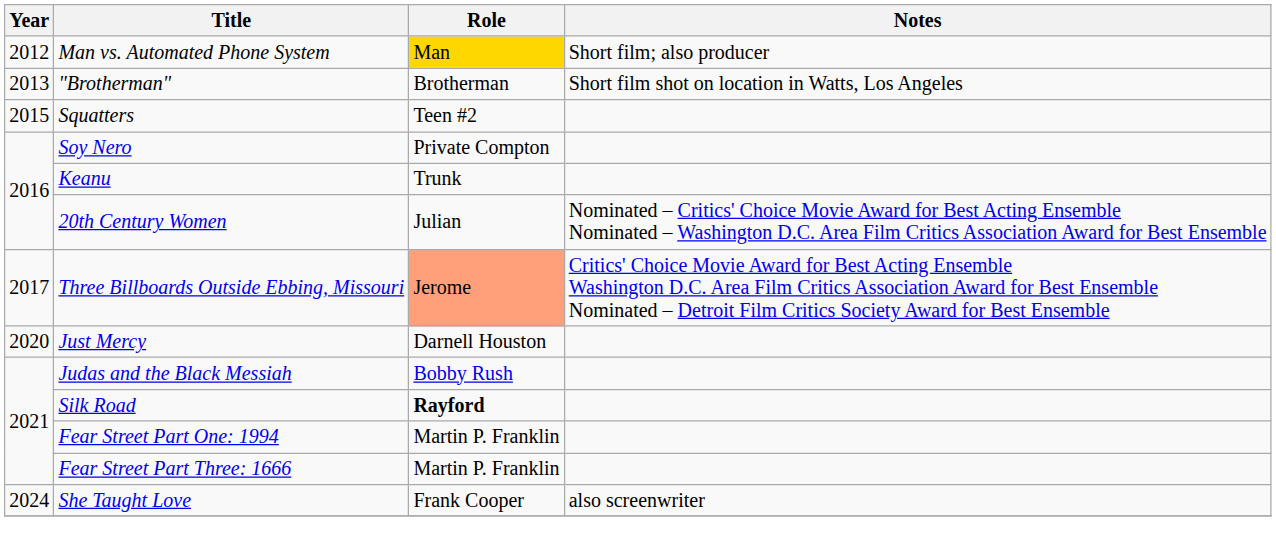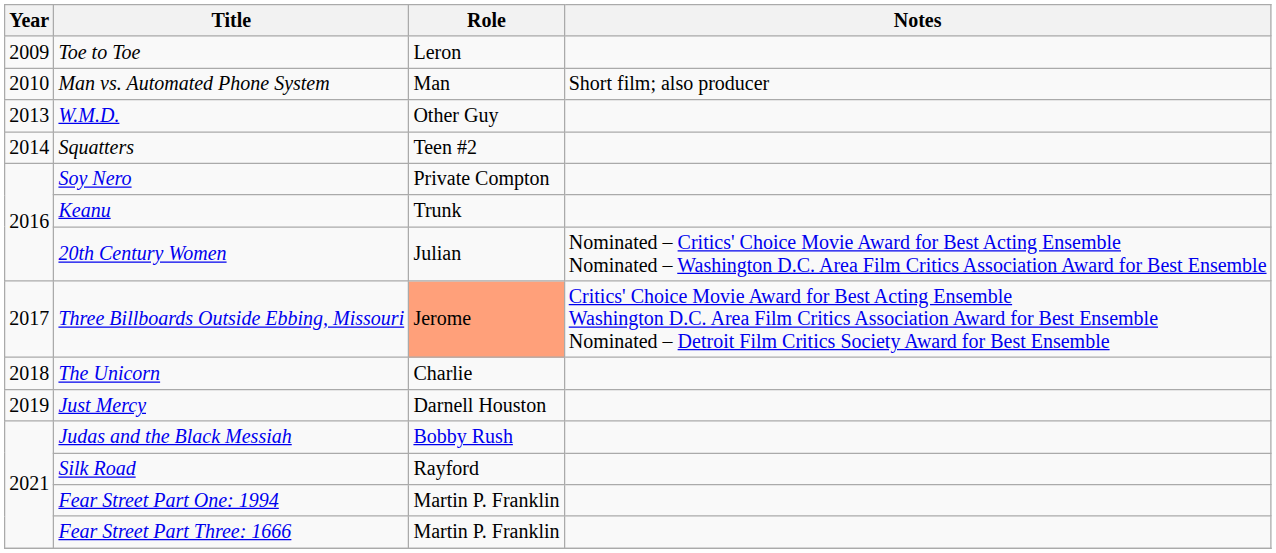+ row: (99, 52)
(29, 52) 2012 -> (29, 83) 2010
(432, 52) gold background -> (432, 83) no background
- row: (115, 83)
+ row: (89, 115)
(29, 115) 2015 -> (29, 147) 2014
+ row: (109, 373)
(29, 341) 2020 -> (29, 405) 2019
(449, 405) bold -> (446, 468) normal
- row: (125, 500)
